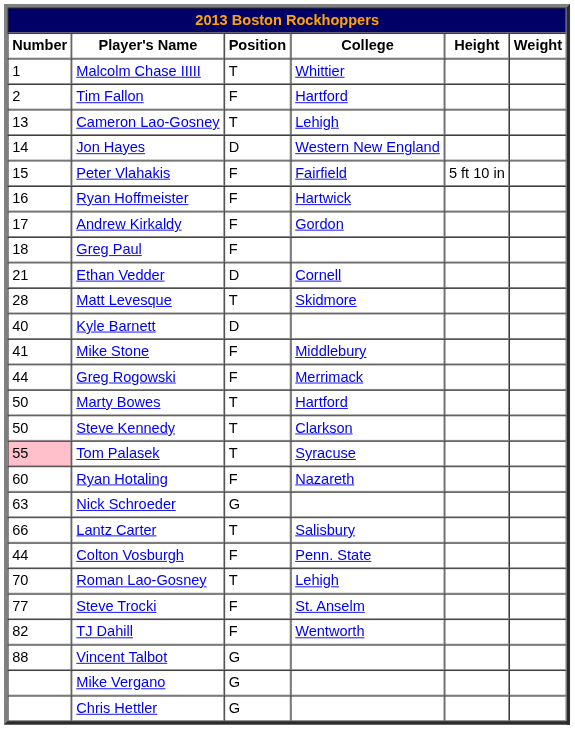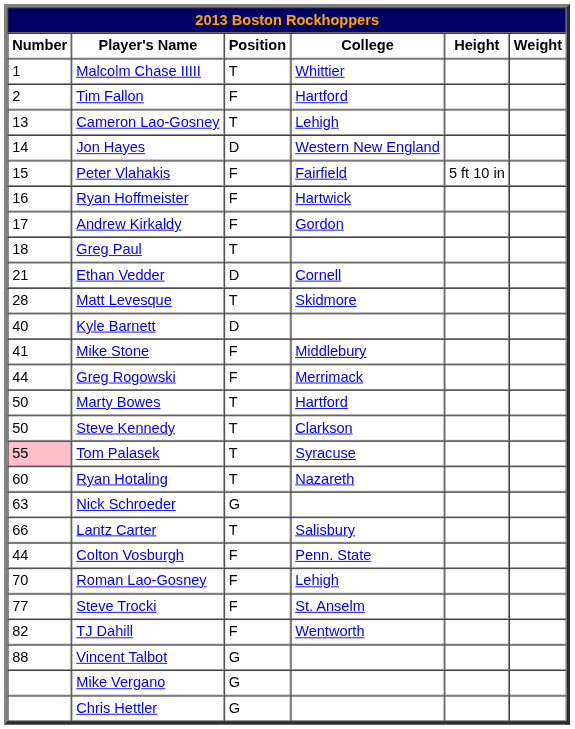(233, 249) F -> (233, 249) T
(233, 479) F -> (233, 479) T
(233, 580) T -> (233, 580) F
